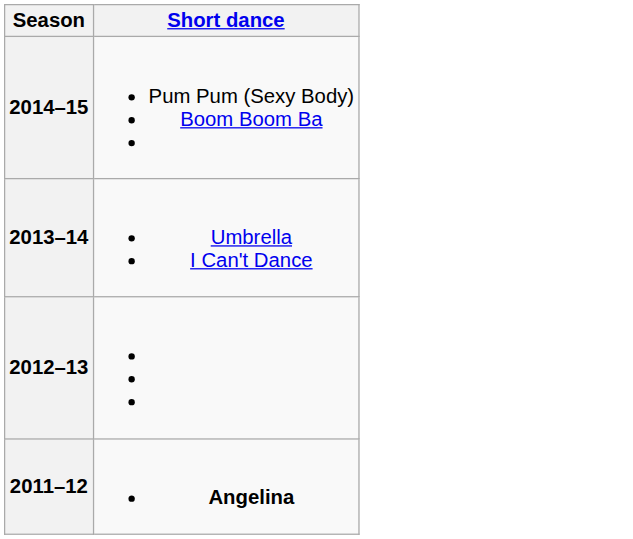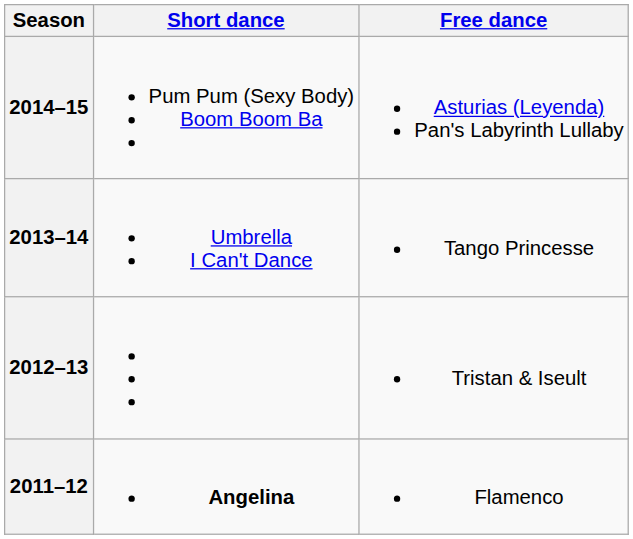+ column: (494, 20)
